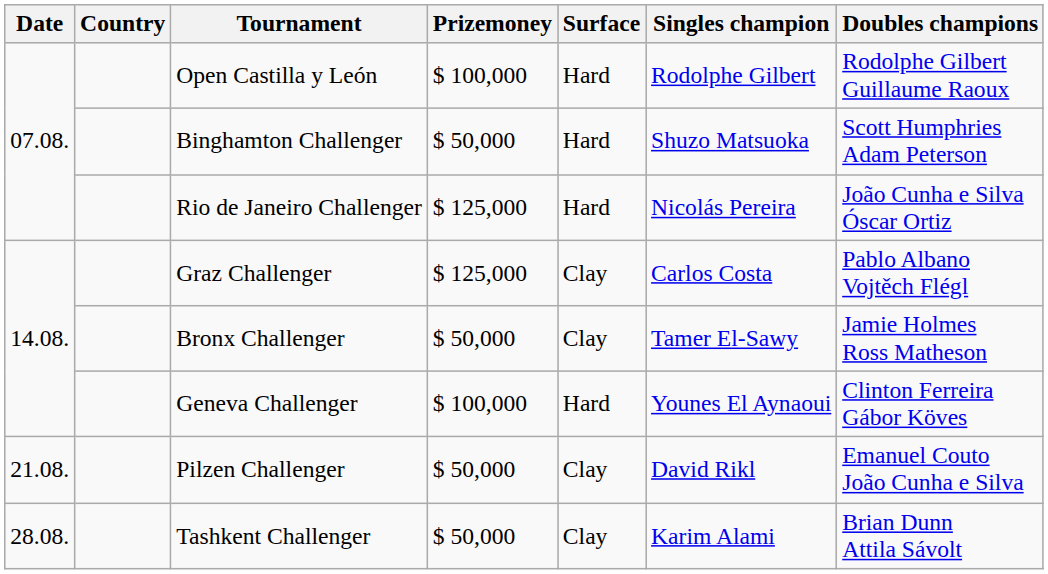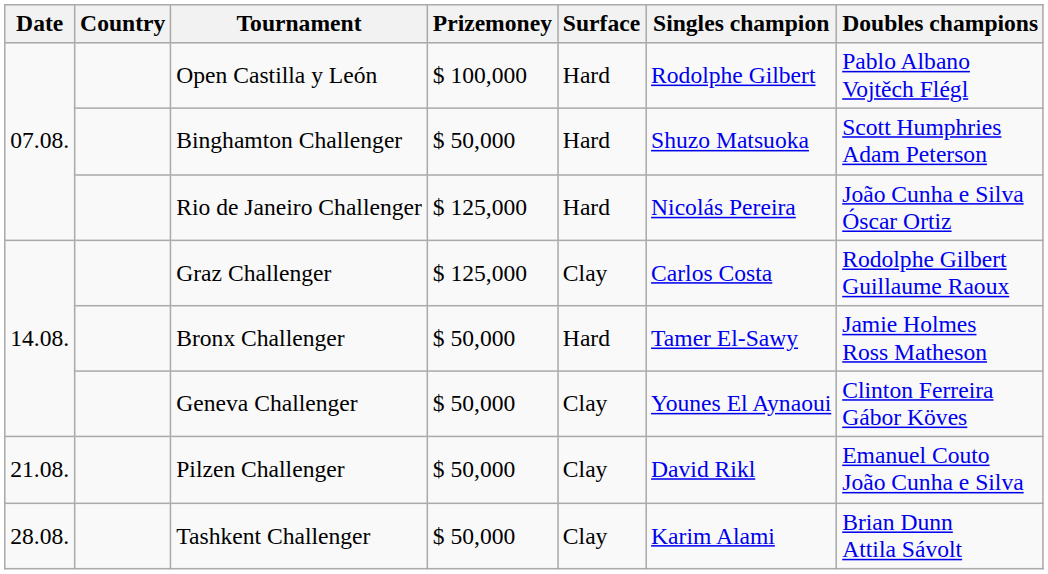(926, 75) Rodolphe Gilbert Guillaume Raoux -> (906, 75) Pablo Albano Vojtěch Flégl
(906, 272) Pablo Albano Vojtěch Flégl -> (926, 272) Rodolphe Gilbert Guillaume Raoux
(585, 337) Clay -> (586, 337) Hard
(480, 403) $ 100,000 -> (474, 403) $ 50,000
(586, 403) Hard -> (585, 403) Clay
